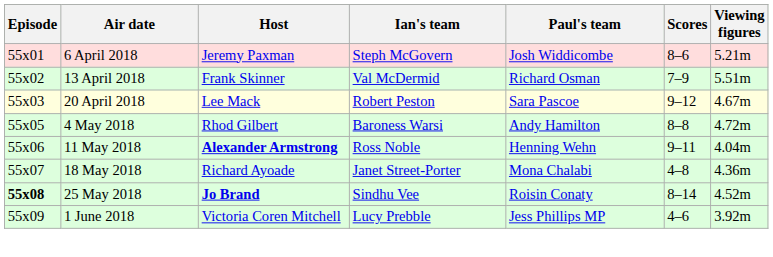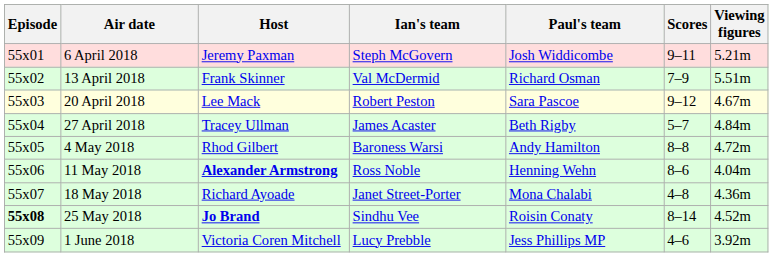(678, 55) 8–6 -> (682, 55) 9–11
+ row: (104, 124)
(682, 147) 9–11 -> (678, 170) 8–6
